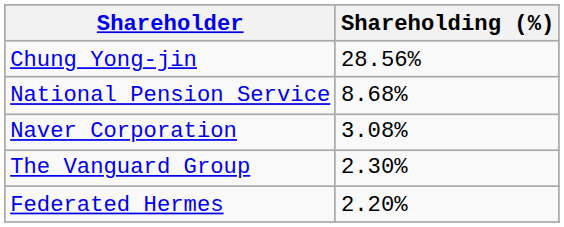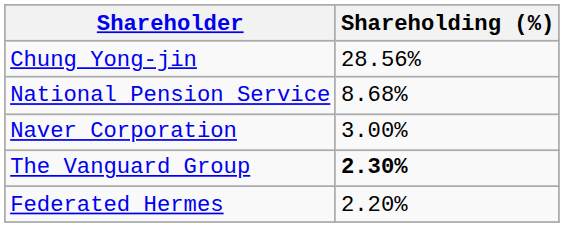(374, 132) 3.08% -> (374, 132) 3.00%
(374, 168) normal -> (374, 168) bold
